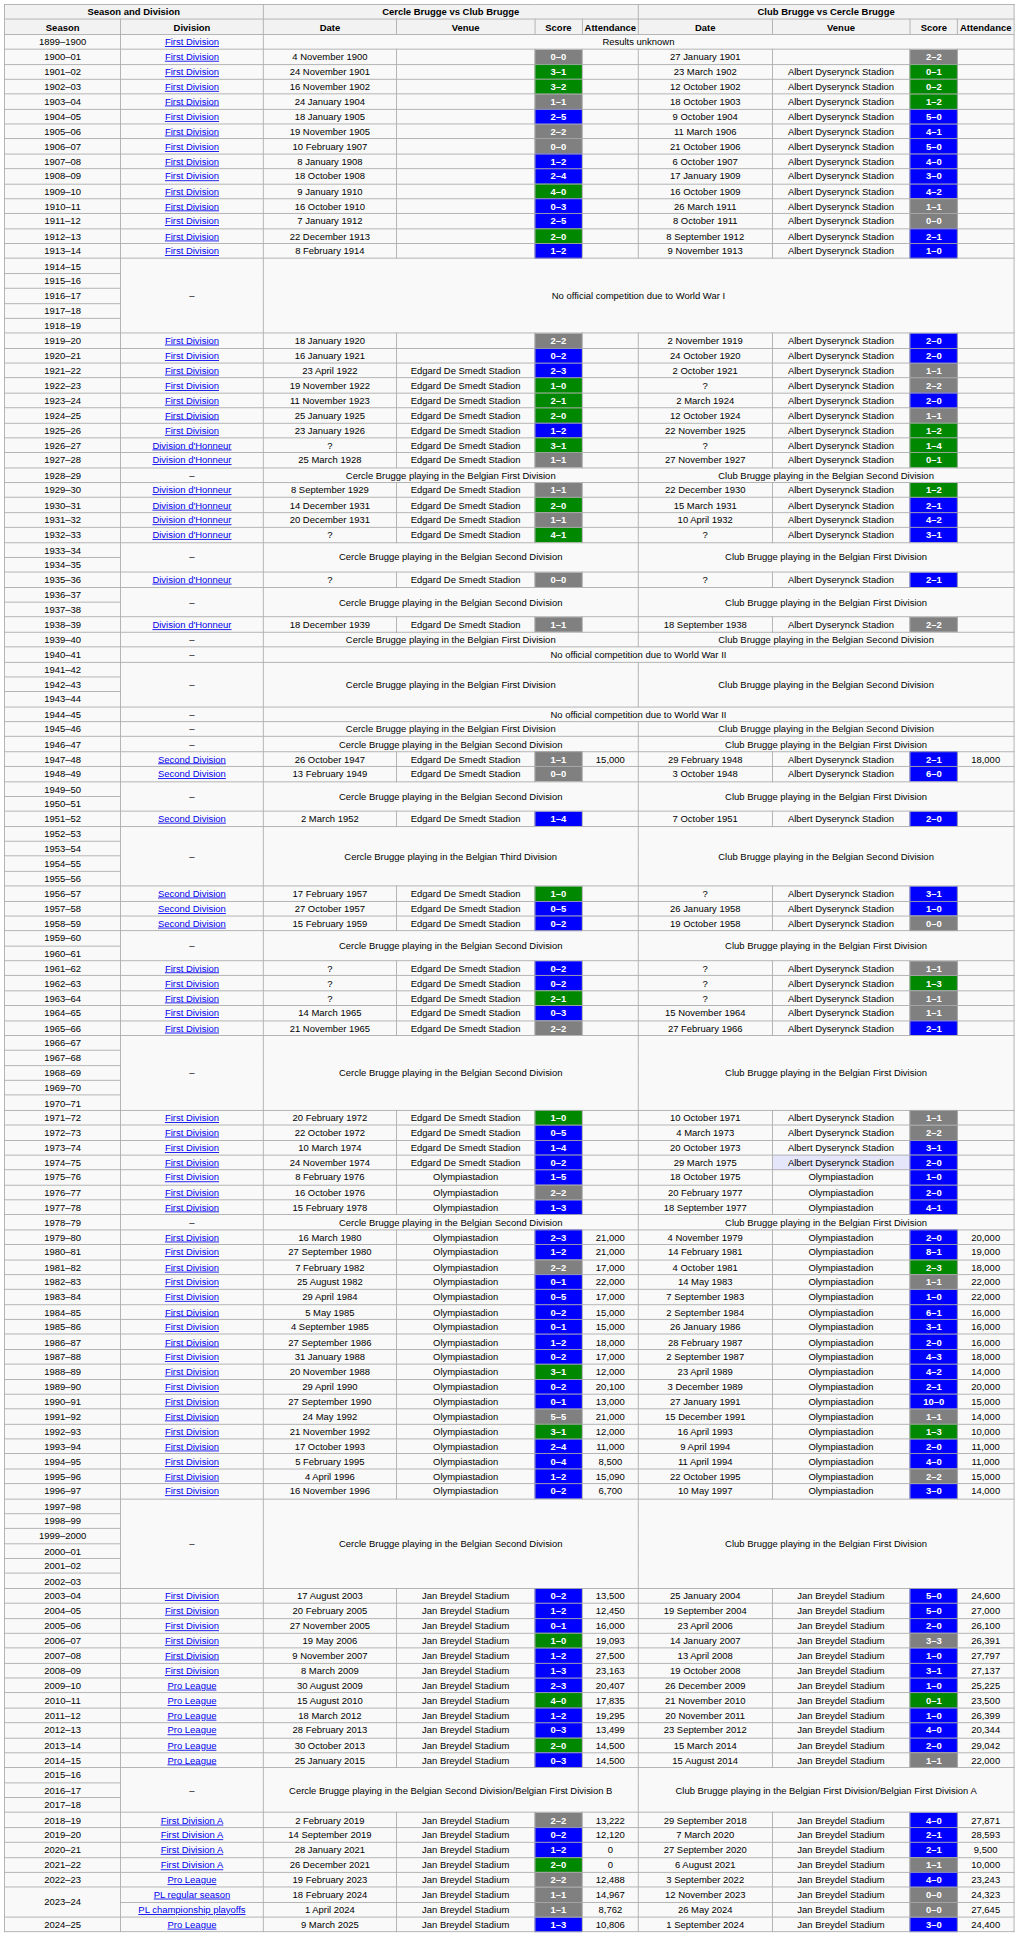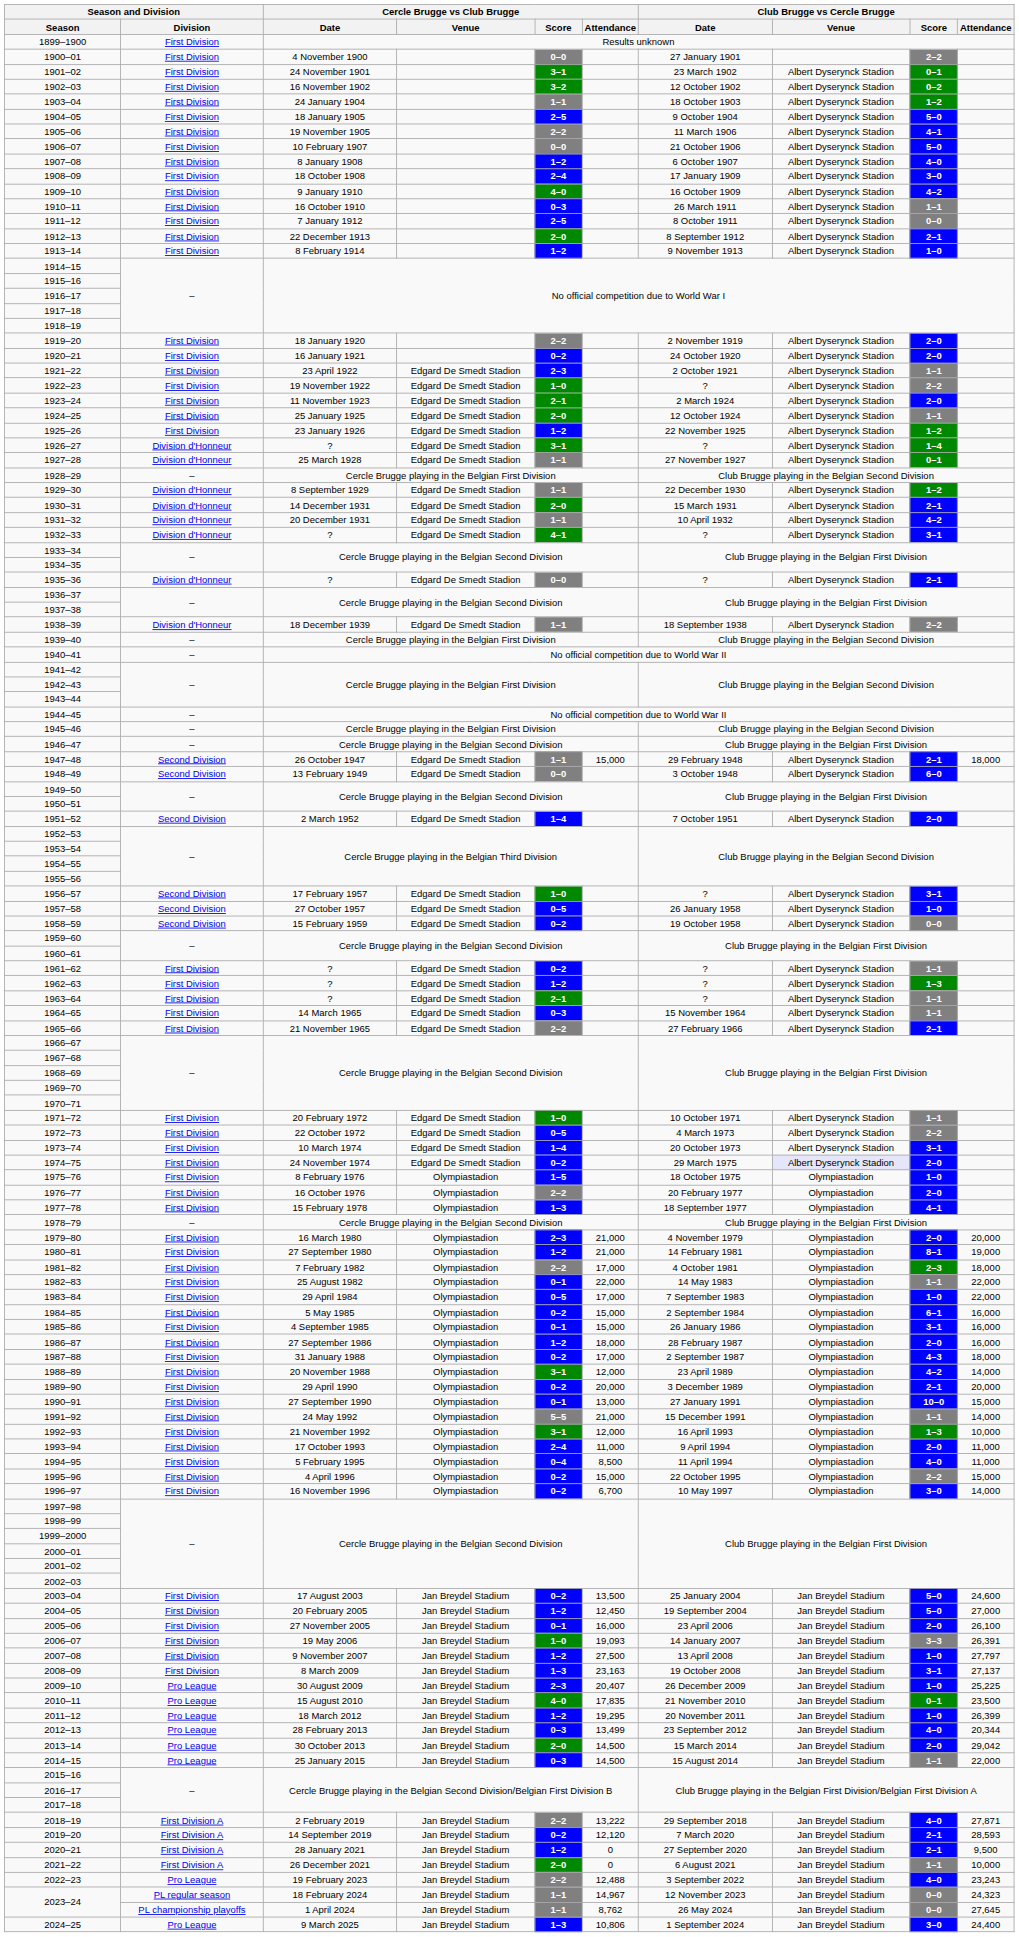(558, 983) 0–2 -> (558, 983) 1–2
(610, 1387) 20,100 -> (610, 1387) 20,000
(558, 1476) 1–2 -> (558, 1476) 0–2
(610, 1476) 15,090 -> (610, 1476) 15,000
